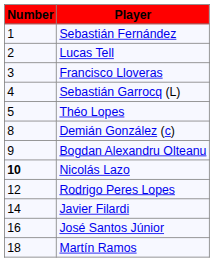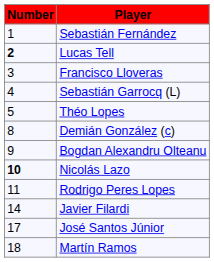(11, 53) normal -> (11, 53) bold
(14, 189) 12 -> (14, 189) 11
(14, 228) 16 -> (14, 228) 17
